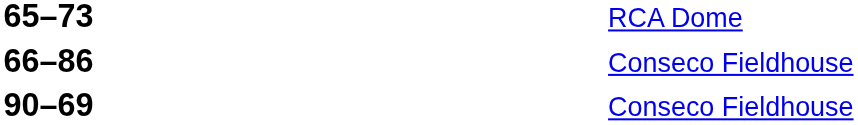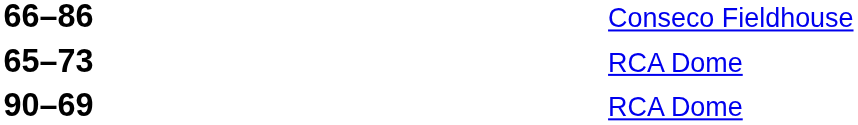rows swapped: (49, 61) <-> (49, 16)
(731, 107) Conseco Fieldhouse -> (675, 107) RCA Dome
